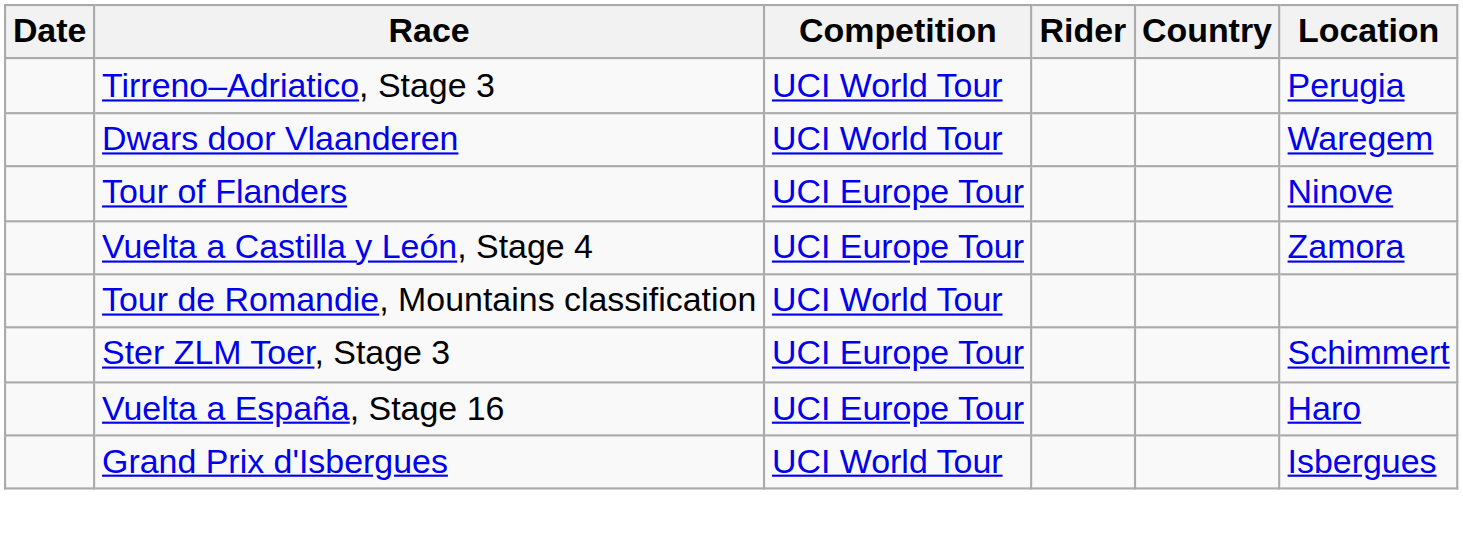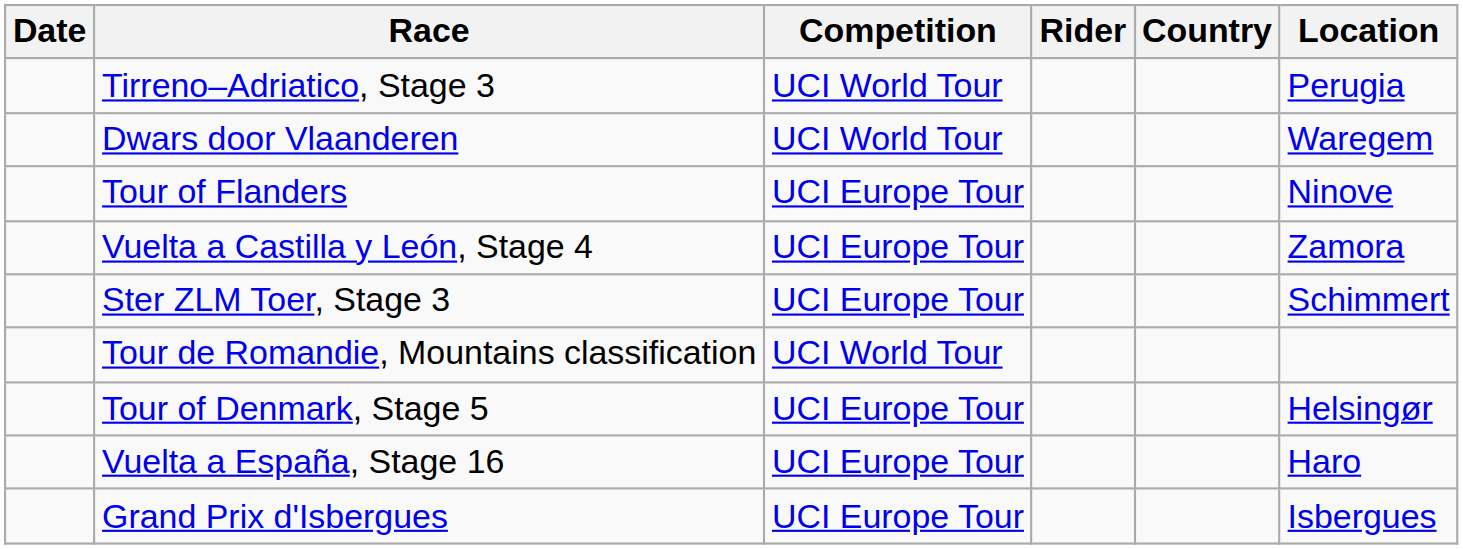rows swapped: (429, 300) <-> (276, 354)
+ row: (295, 407)
(887, 461) UCI World Tour -> (898, 515) UCI Europe Tour
